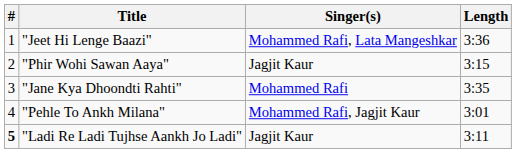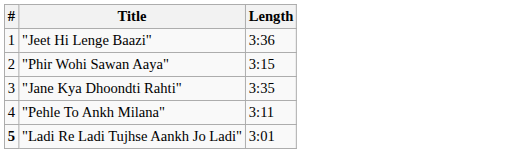- column: (353, 16)
(477, 112) 3:01 -> (261, 112) 3:11
(476, 137) 3:11 -> (262, 137) 3:01
